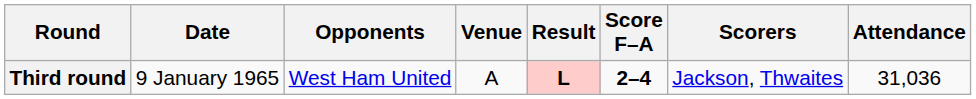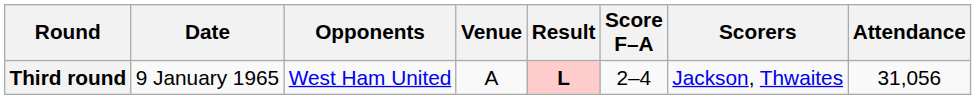(634, 77) bold -> (634, 77) normal
(909, 77) 31,036 -> (909, 77) 31,056
